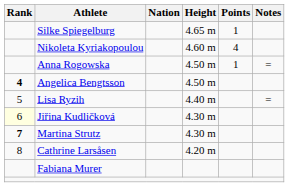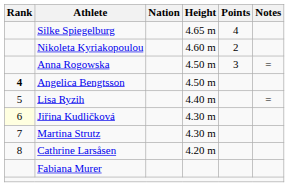(236, 30) 1 -> (236, 30) 4
(236, 47) 4 -> (236, 47) 2
(236, 64) 1 -> (236, 64) 3
(20, 133) bold -> (20, 133) normal
